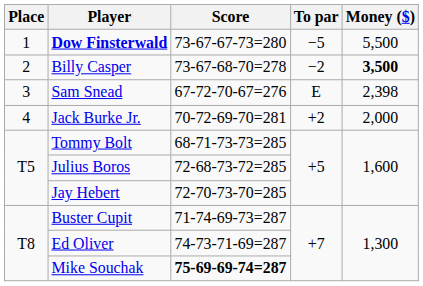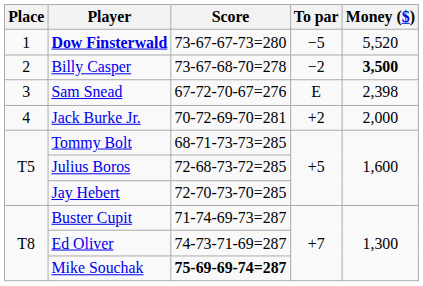(380, 42) 5,500 -> (380, 42) 5,520
